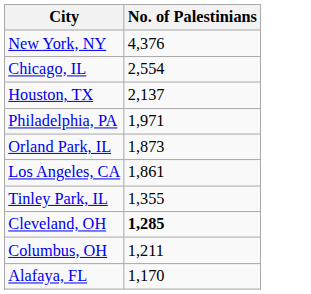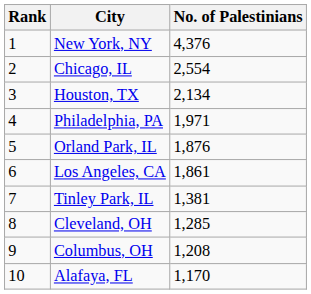+ column: (27, 17)
(146, 95) 2,137 -> (192, 95) 2,134
(146, 146) 1,873 -> (192, 146) 1,876
(146, 198) 1,355 -> (192, 198) 1,381
(146, 224) bold -> (192, 224) normal
(146, 250) 1,211 -> (192, 250) 1,208
